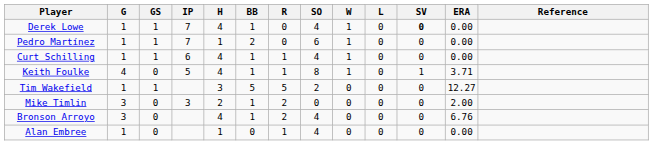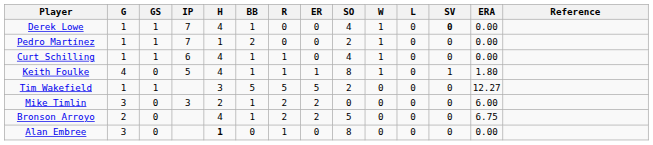+ column: (317, 12)
(317, 42) 6 -> (349, 42) 2
(462, 72) 3.71 -> (487, 72) 1.80
(462, 102) 2.00 -> (487, 102) 6.00
(123, 117) 3 -> (123, 117) 2
(317, 117) 4 -> (349, 117) 5
(462, 117) 6.76 -> (487, 117) 6.75
(123, 132) 1 -> (123, 132) 3
(220, 132) normal -> (220, 132) bold
(317, 132) 4 -> (349, 132) 8
